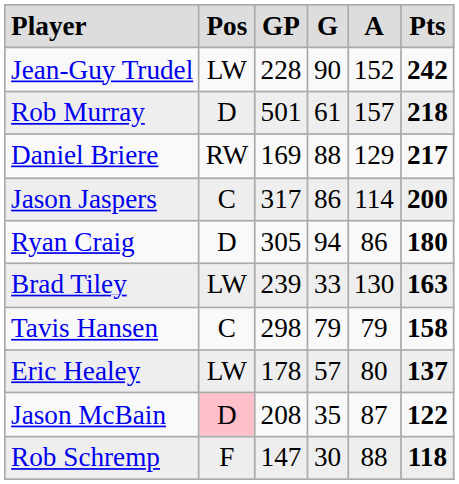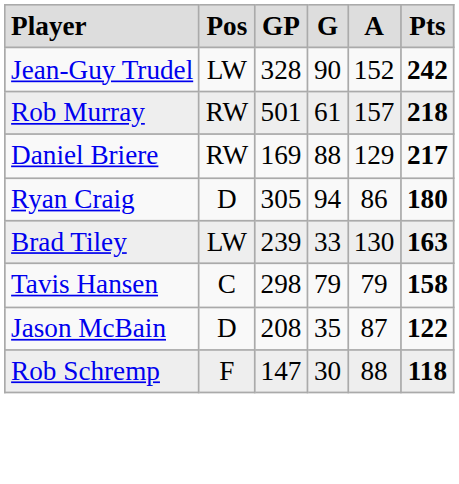(281, 69) 228 -> (281, 69) 328
(227, 112) D -> (227, 112) RW
- row: (84, 198)
- row: (76, 371)
(227, 414) pink background -> (227, 328) no background
